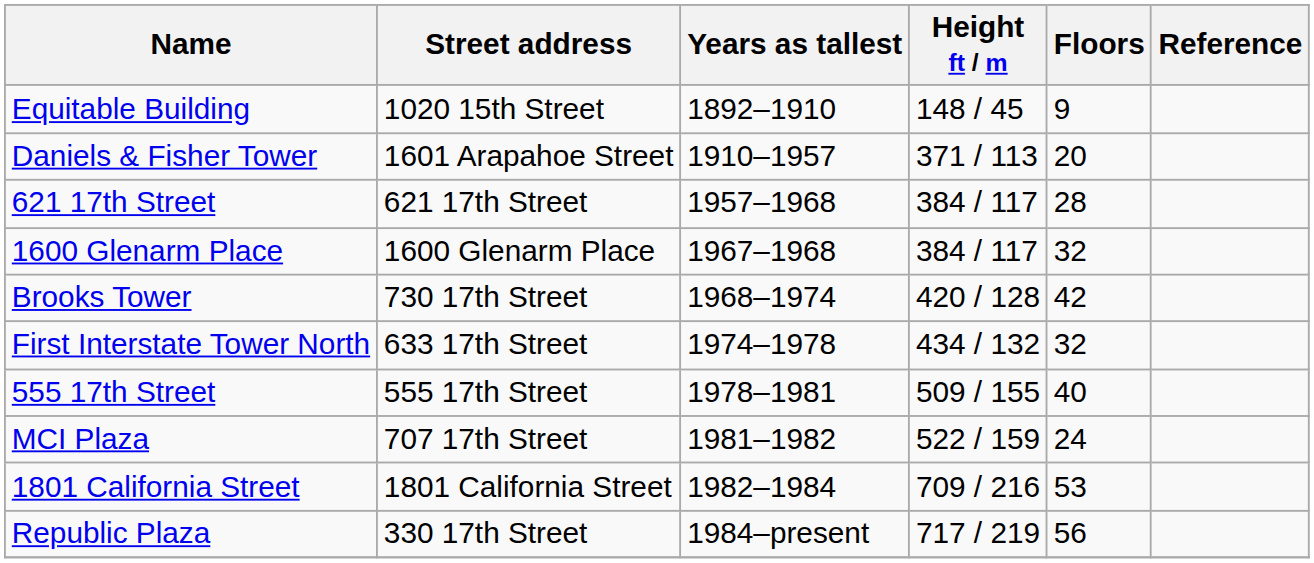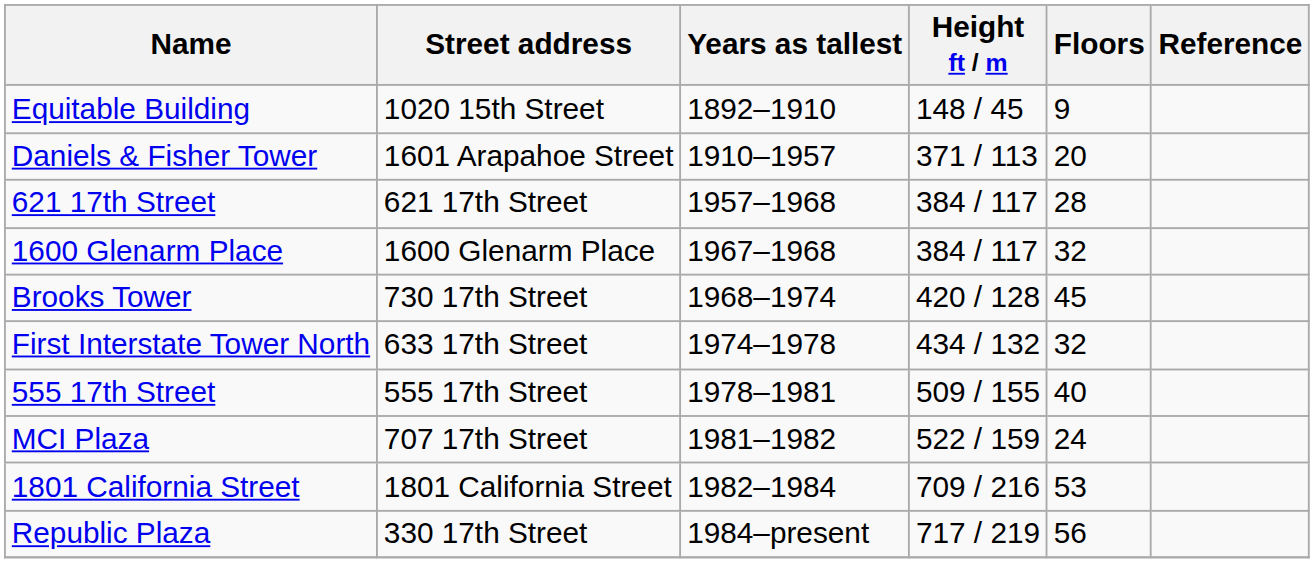(1070, 297) 42 -> (1070, 297) 45
